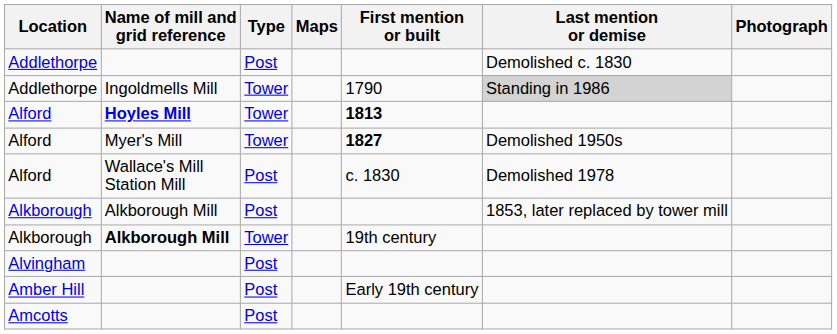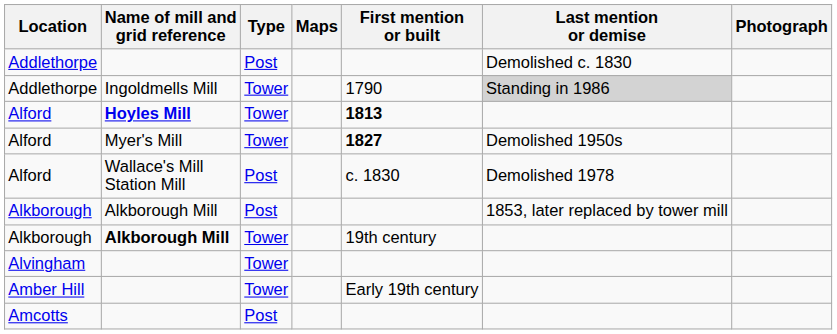(261, 263) Post -> (266, 263) Tower
(261, 289) Post -> (266, 289) Tower
